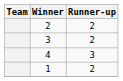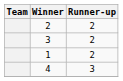rows swapped: (48, 55) <-> (48, 69)
